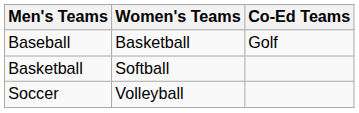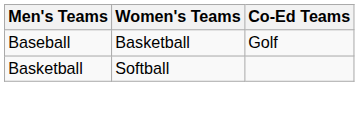- row: (33, 94)
